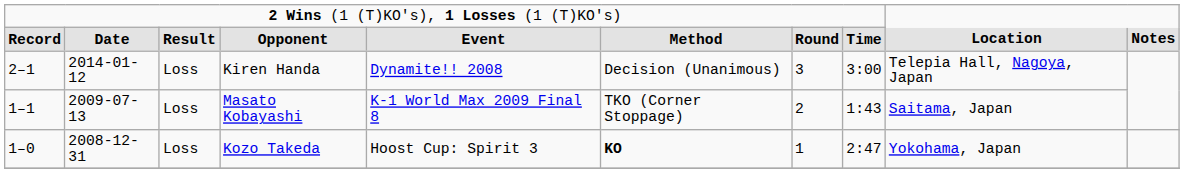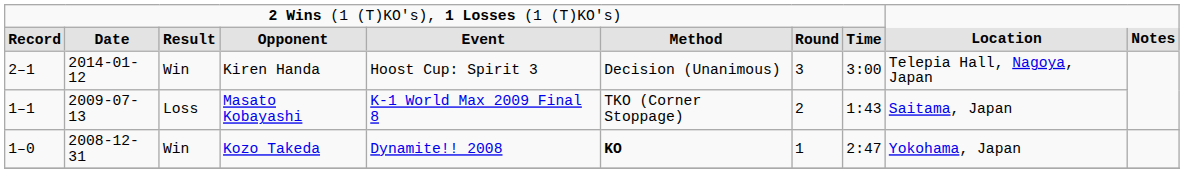(181, 71) Loss -> (176, 71) Win
(436, 71) Dynamite!! 2008 -> (454, 71) Hoost Cup: Spirit 3
(181, 149) Loss -> (176, 149) Win
(454, 149) Hoost Cup: Spirit 3 -> (436, 149) Dynamite!! 2008
